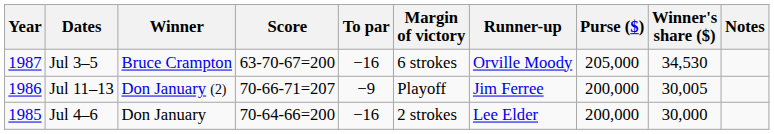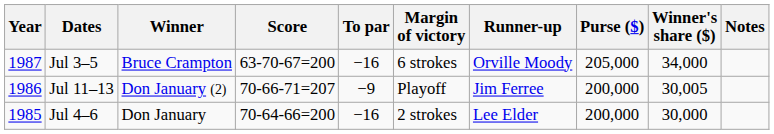(685, 62) 34,530 -> (685, 62) 34,000
